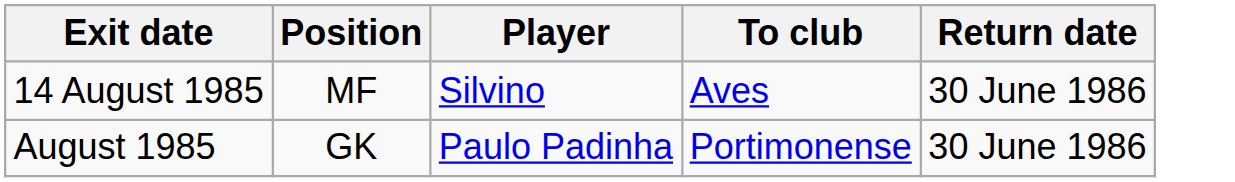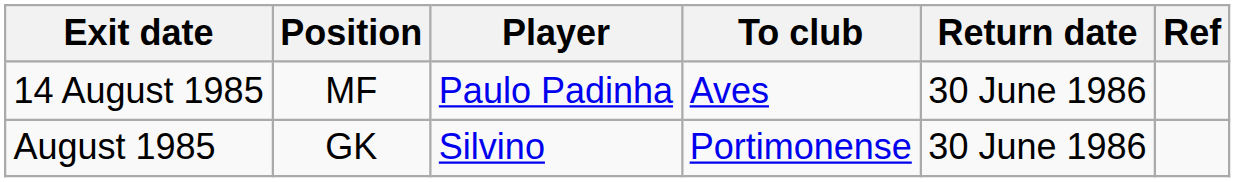+ column: (1192, 33)
(492, 90) Silvino -> (556, 90) Paulo Padinha
(556, 147) Paulo Padinha -> (492, 147) Silvino
